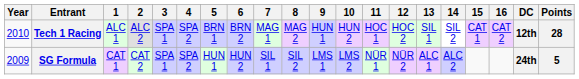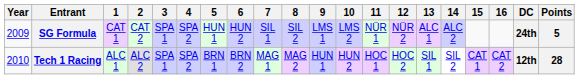rows swapped: (68, 60) <-> (68, 33)
